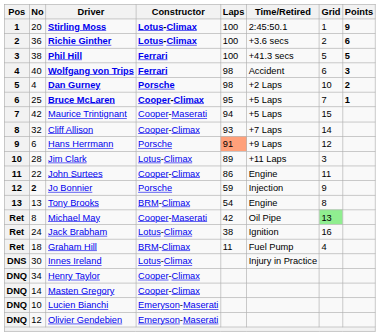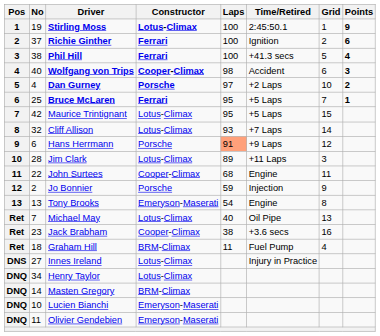(37, 27) 20 -> (37, 27) 19
(37, 41) 36 -> (37, 41) 37
(167, 41) Lotus-Climax -> (153, 41) Ferrari
(269, 41) +3.6 secs -> (264, 41) Ignition
(347, 56) 5 -> (347, 56) 4
(153, 71) Ferrari -> (171, 71) Cooper-Climax
(228, 85) 98 -> (228, 85) 97
(171, 100) Cooper-Climax -> (153, 100) Ferrari
(173, 115) Cooper-Maserati -> (165, 115) Lotus-Climax
(228, 115) 94 -> (228, 115) 95
(169, 129) Cooper-Climax -> (165, 129) Lotus-Climax
(228, 173) 86 -> (228, 173) 68
(34, 188) bold -> (34, 188) normal
(164, 203) BRM-Climax -> (178, 203) Emeryson-Maserati
(34, 217) 8 -> (34, 217) 7
(173, 217) Cooper-Maserati -> (165, 217) Lotus-Climax
(228, 217) 42 -> (228, 217) 40
(327, 217) lightgreen background -> (327, 217) no background
(37, 232) 24 -> (37, 232) 23
(165, 232) Lotus-Climax -> (169, 232) Cooper-Climax
(264, 232) Ignition -> (269, 232) +3.6 secs
(37, 261) 30 -> (37, 261) 27
(169, 276) Cooper-Climax -> (165, 276) Lotus-Climax
(169, 291) Cooper-Climax -> (164, 291) BRM-Climax
(37, 320) 12 -> (36, 320) 11
